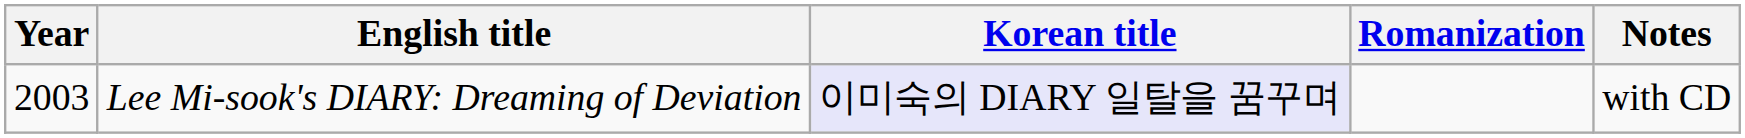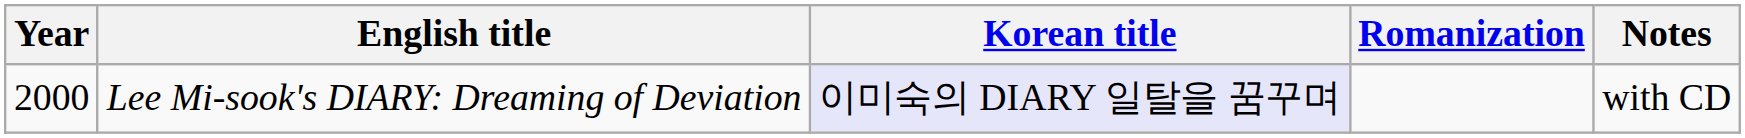(52, 97) 2003 -> (52, 97) 2000
